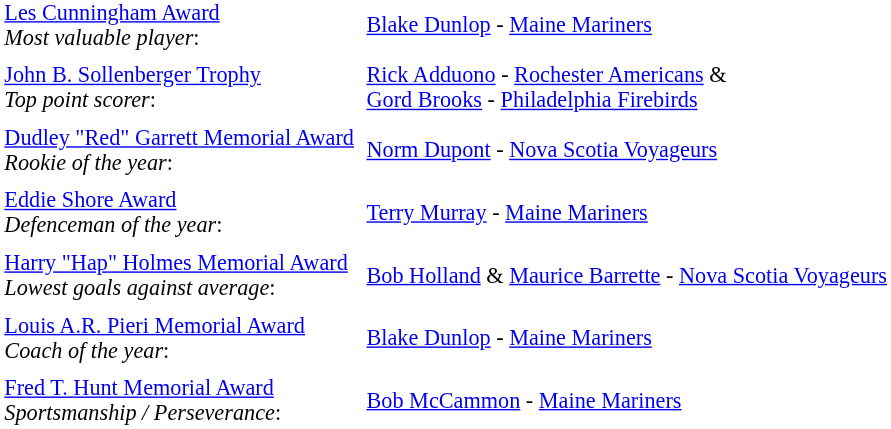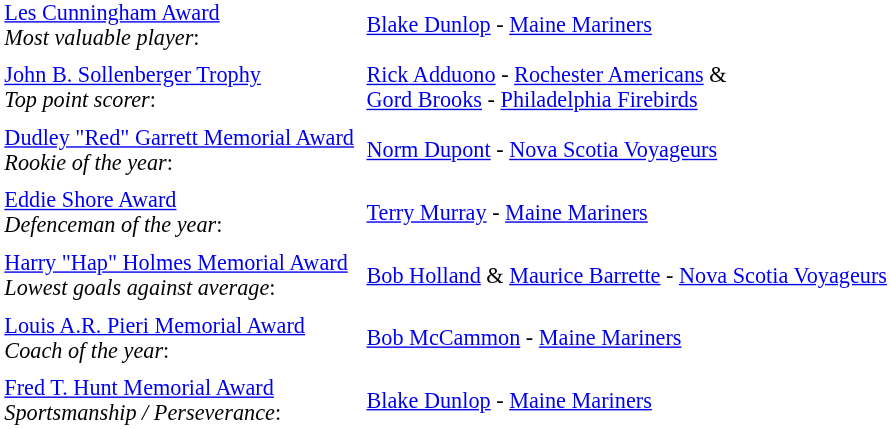(509, 337) Blake Dunlop - Maine Mariners -> (524, 337) Bob McCammon - Maine Mariners
(524, 400) Bob McCammon - Maine Mariners -> (509, 400) Blake Dunlop - Maine Mariners
